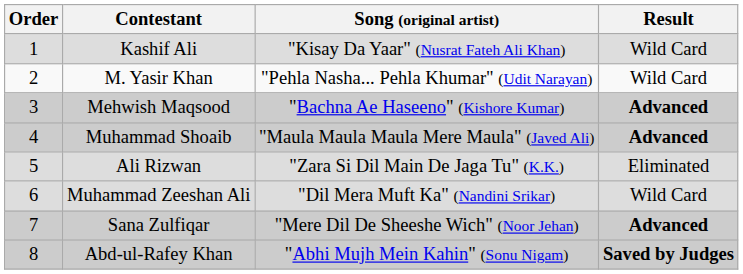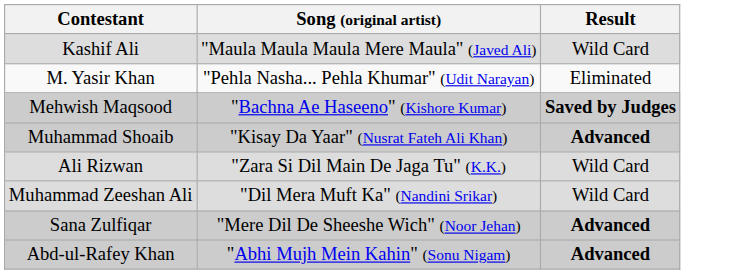- column: (34, 19)
(427, 48) "Kisay Da Yaar" (Nusrat Fateh Ali Khan) -> (369, 48) "Maula Maula Maula Mere Maula" (Javed Ali)
(668, 78) Wild Card -> (610, 78) Eliminated
(668, 107) Advanced -> (610, 107) Saved by Judges
(427, 136) "Maula Maula Maula Mere Maula" (Javed Ali) -> (369, 136) "Kisay Da Yaar" (Nusrat Fateh Ali Khan)
(668, 166) Eliminated -> (610, 166) Wild Card
(668, 254) Saved by Judges -> (610, 254) Advanced
